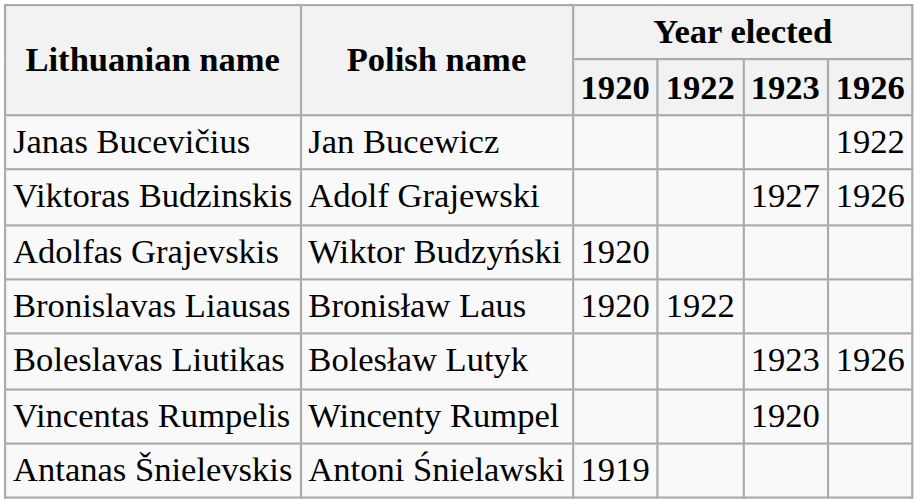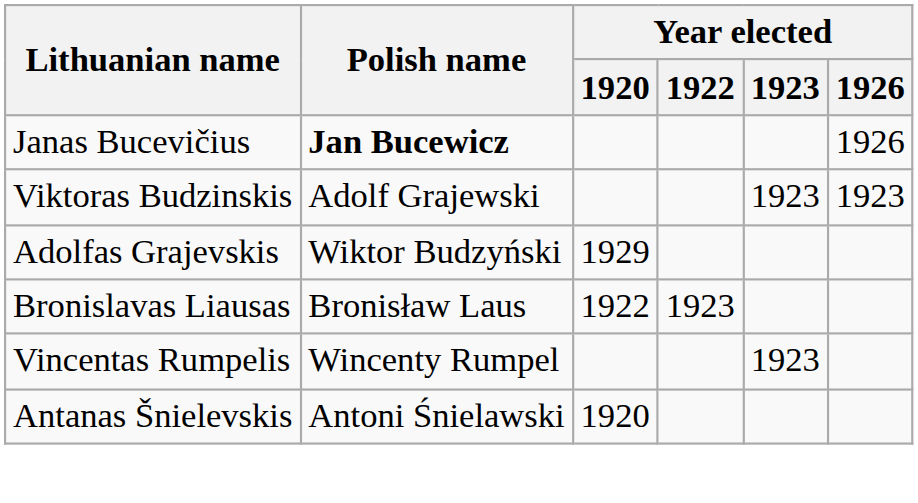(404, 141) normal -> (409, 141) bold
(870, 141) 1922 -> (870, 141) 1926
(785, 196) 1927 -> (785, 196) 1923
(870, 196) 1926 -> (870, 196) 1923
(615, 251) 1920 -> (615, 251) 1929
(615, 305) 1920 -> (615, 305) 1922
(700, 305) 1922 -> (700, 305) 1923
- row: (149, 360)
(785, 415) 1920 -> (785, 360) 1923
(615, 470) 1919 -> (615, 415) 1920
